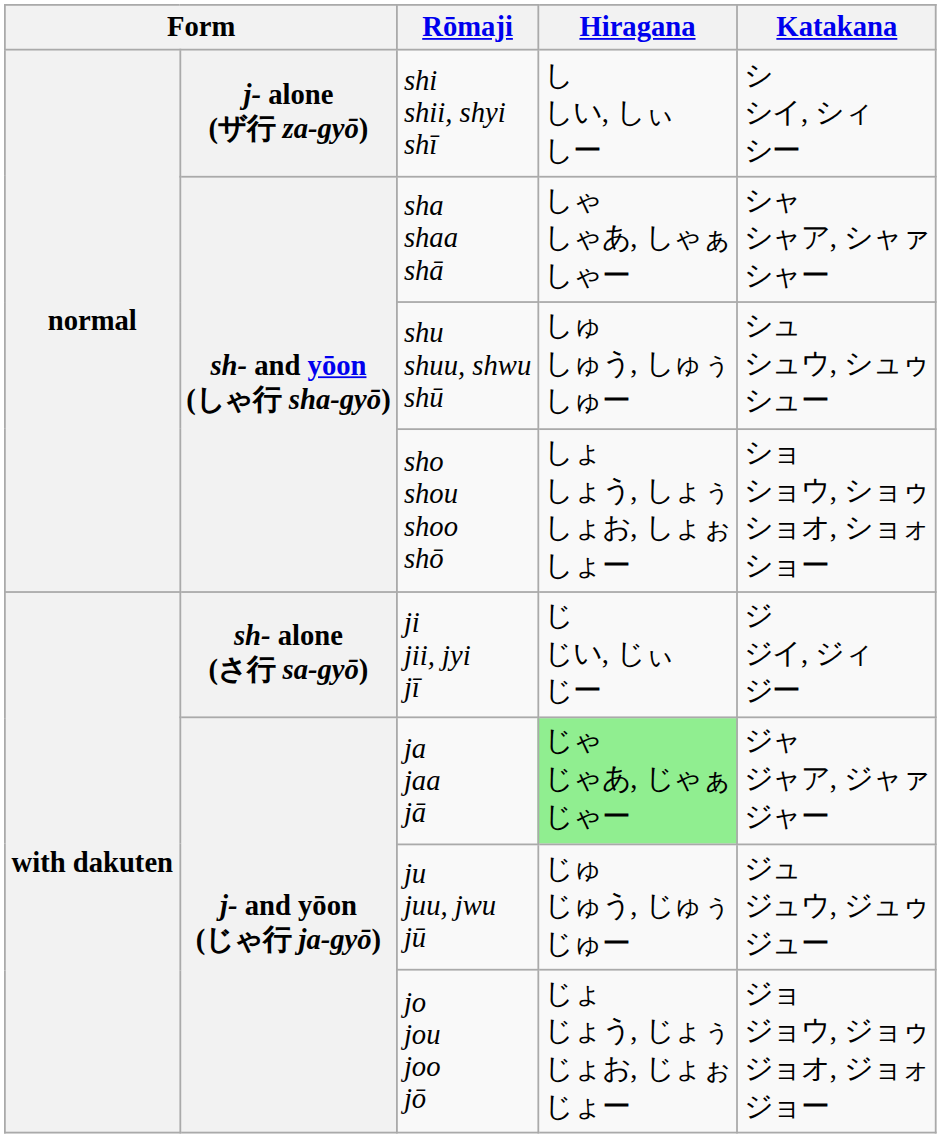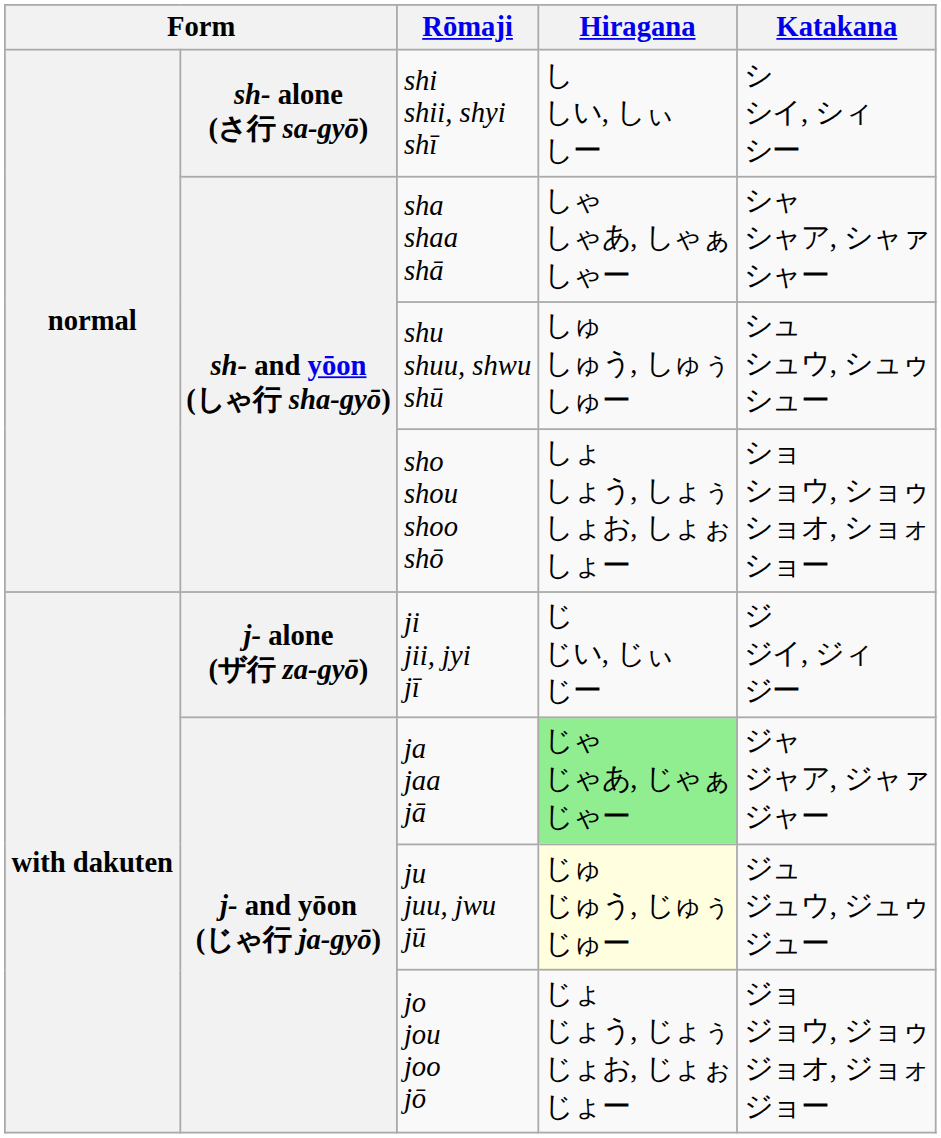(288, 111) j- alone (ザ行 za-gyō) -> (288, 111) sh- alone (さ行 sa-gyō)
(288, 652) sh- alone (さ行 sa-gyō) -> (288, 652) j- alone (ザ行 za-gyō)
(637, 905) no background -> (637, 905) lightyellow background
